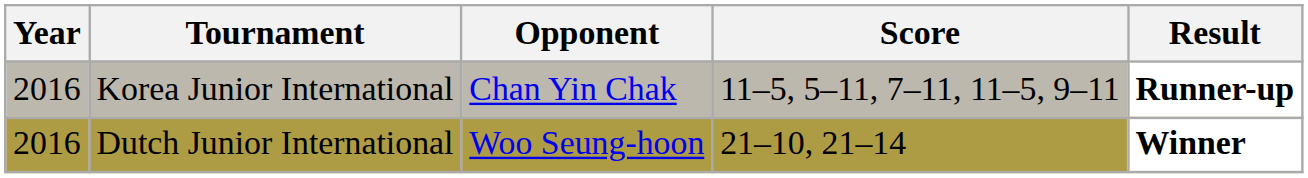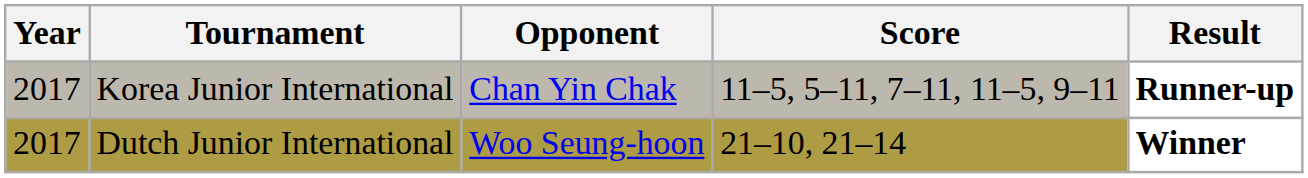(47, 88) 2016 -> (47, 88) 2017
(47, 144) 2016 -> (47, 144) 2017
